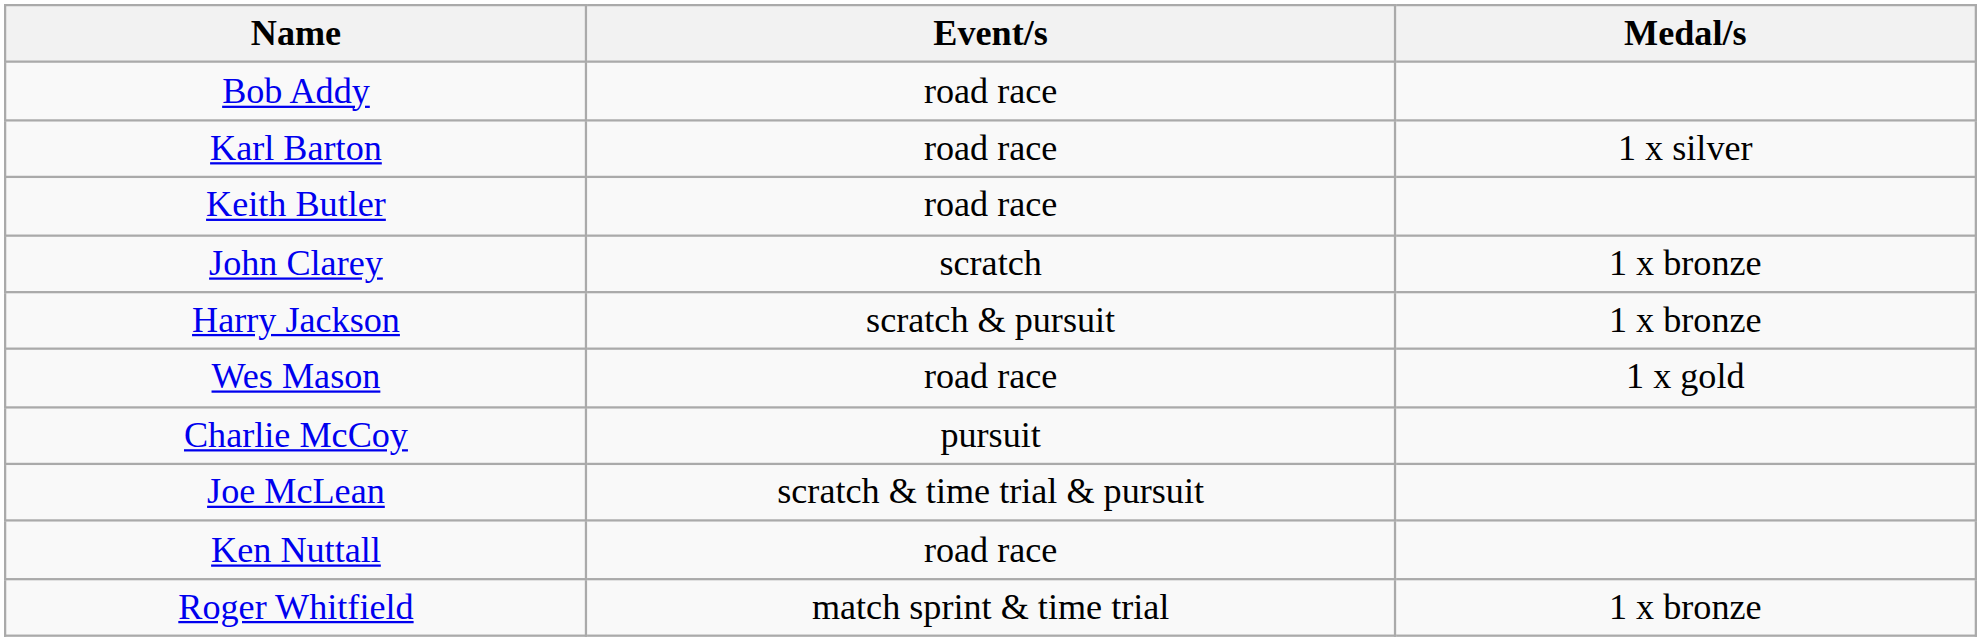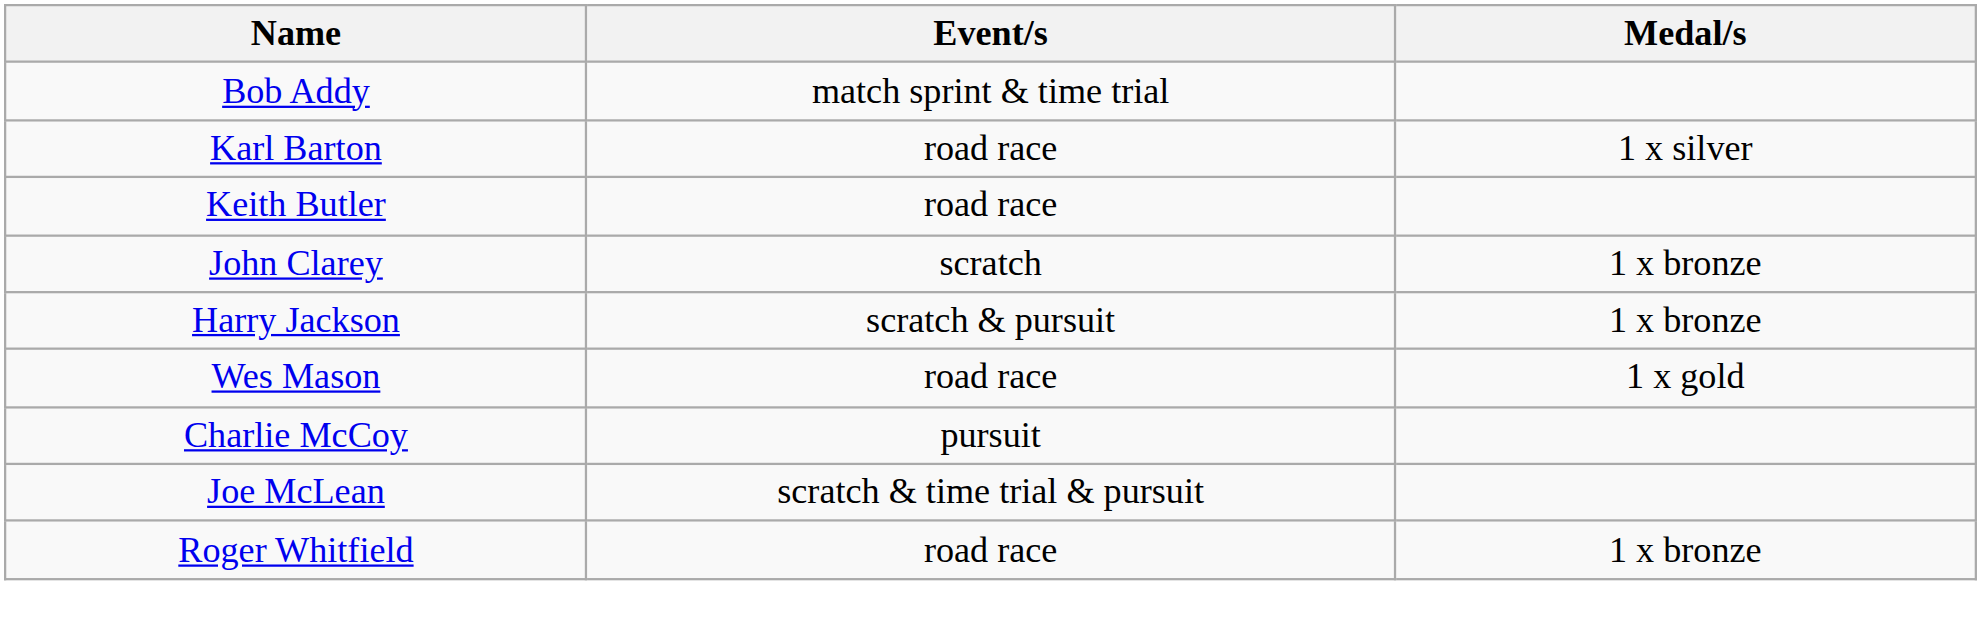(991, 90) road race -> (991, 90) match sprint & time trial
- row: (296, 549)
(991, 606) match sprint & time trial -> (991, 549) road race
